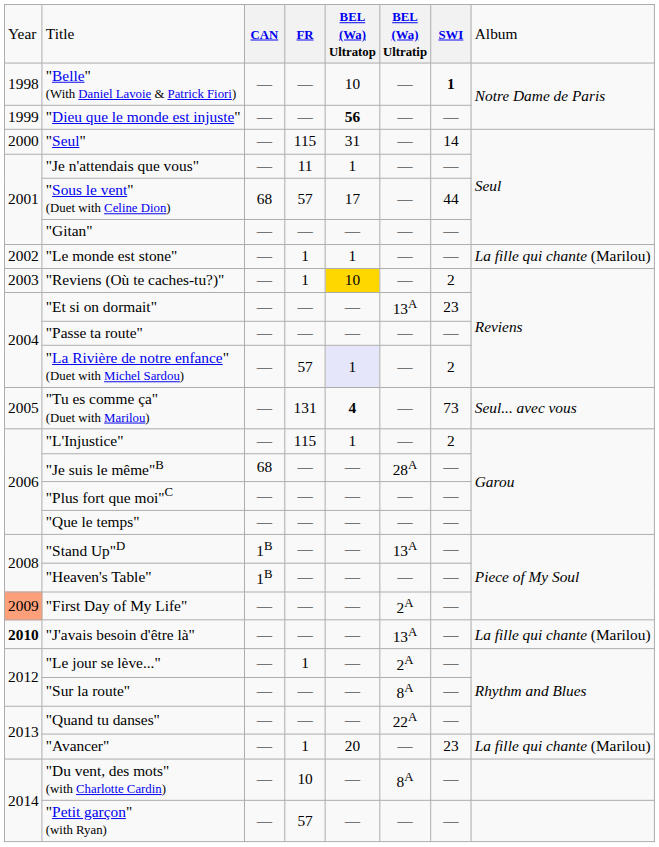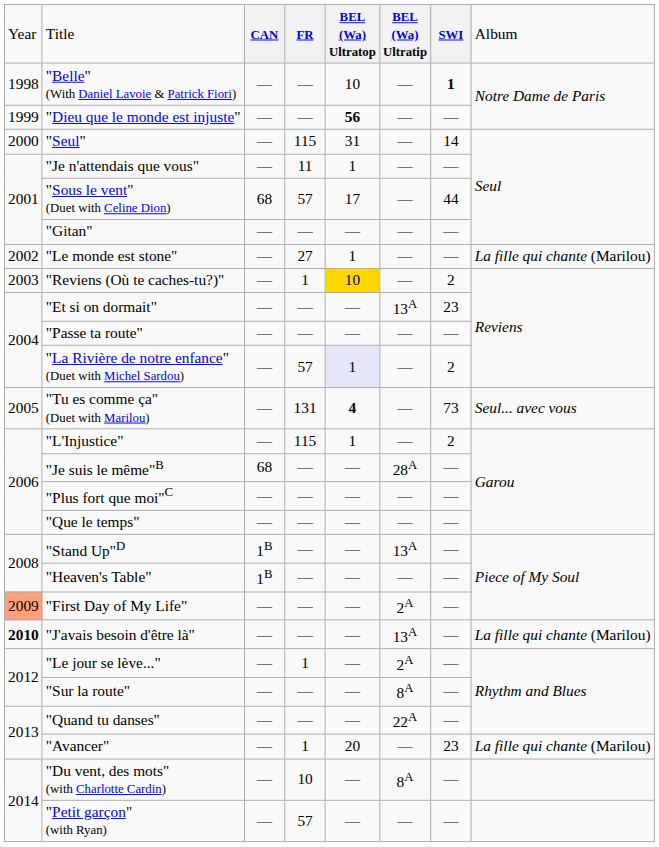(305, 256) 1 -> (305, 256) 27
